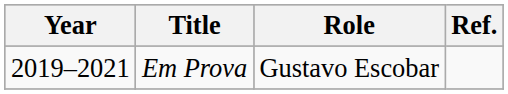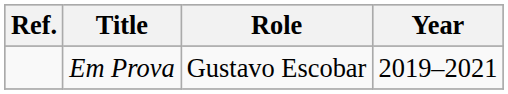columns swapped: (70, 25) <-> (474, 25)
